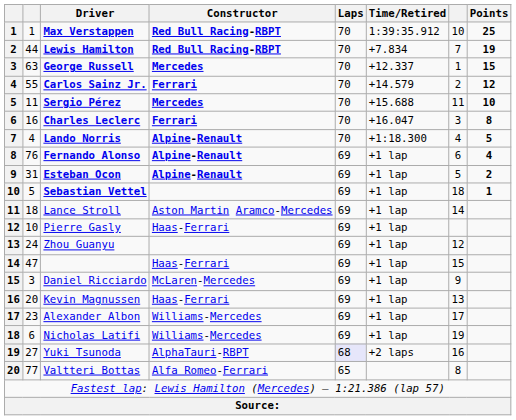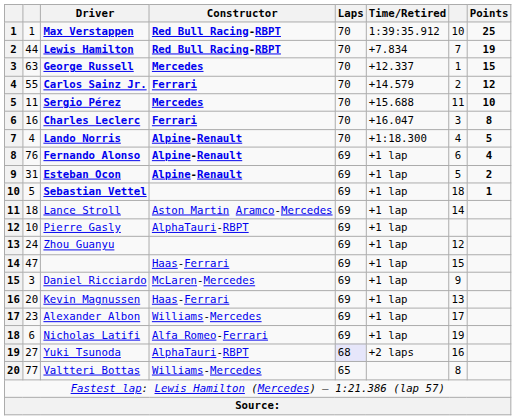(191, 228) Haas-Ferrari -> (200, 228) AlphaTauri-RBPT
(207, 335) Williams-Mercedes -> (210, 335) Alfa Romeo-Ferrari
(210, 371) Alfa Romeo-Ferrari -> (207, 371) Williams-Mercedes
